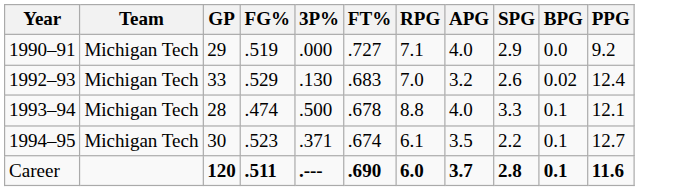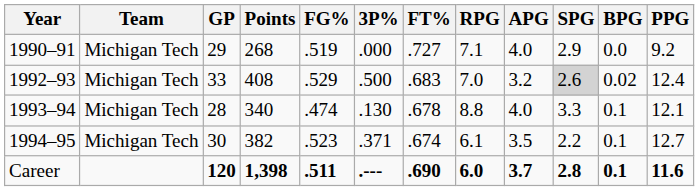+ column: (270, 19)
(316, 79) .130 -> (375, 79) .500
(510, 79) no background -> (569, 79) lightgrey background
(316, 110) .500 -> (375, 110) .130
